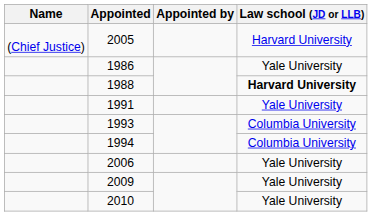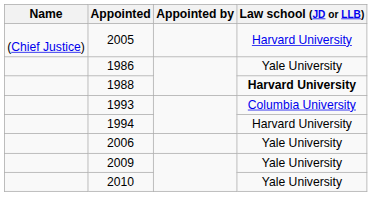- row: (121, 104)
(302, 143) Columbia University -> (302, 124) Harvard University
